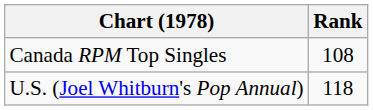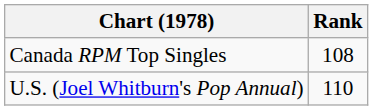(338, 88) 118 -> (338, 88) 110
